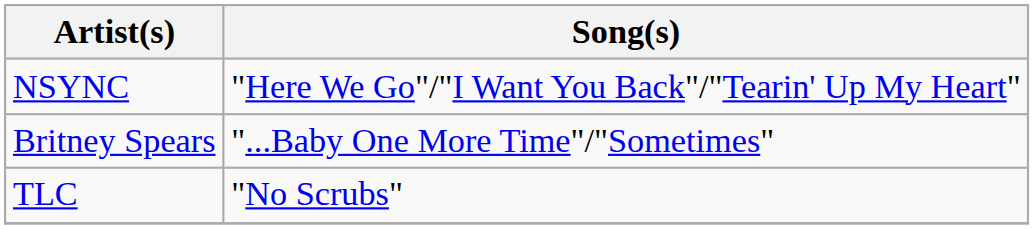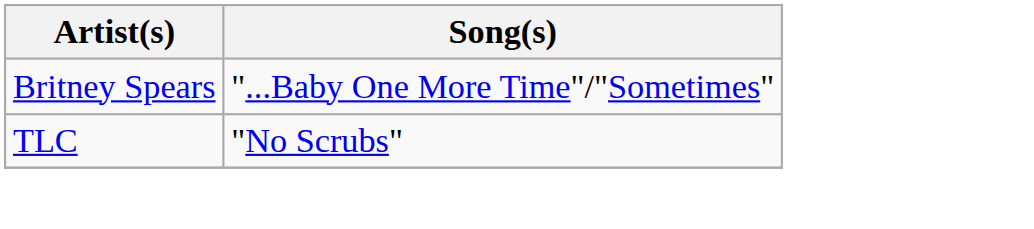- row: (71, 85)
